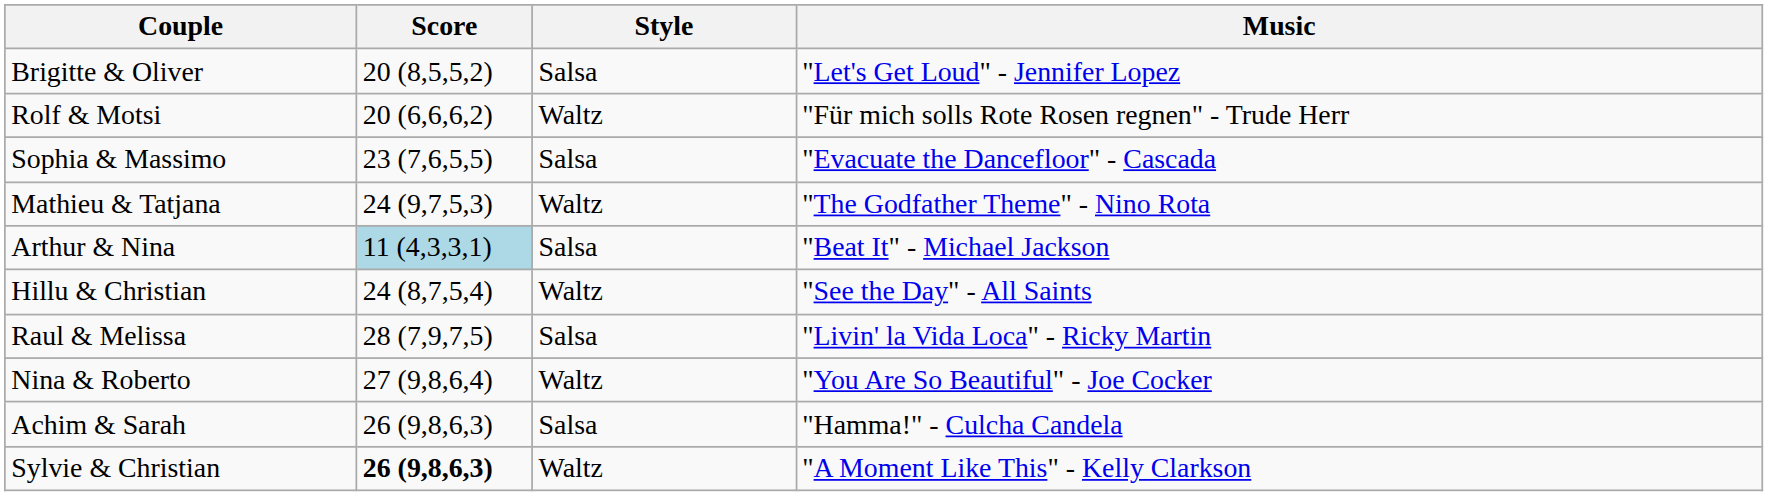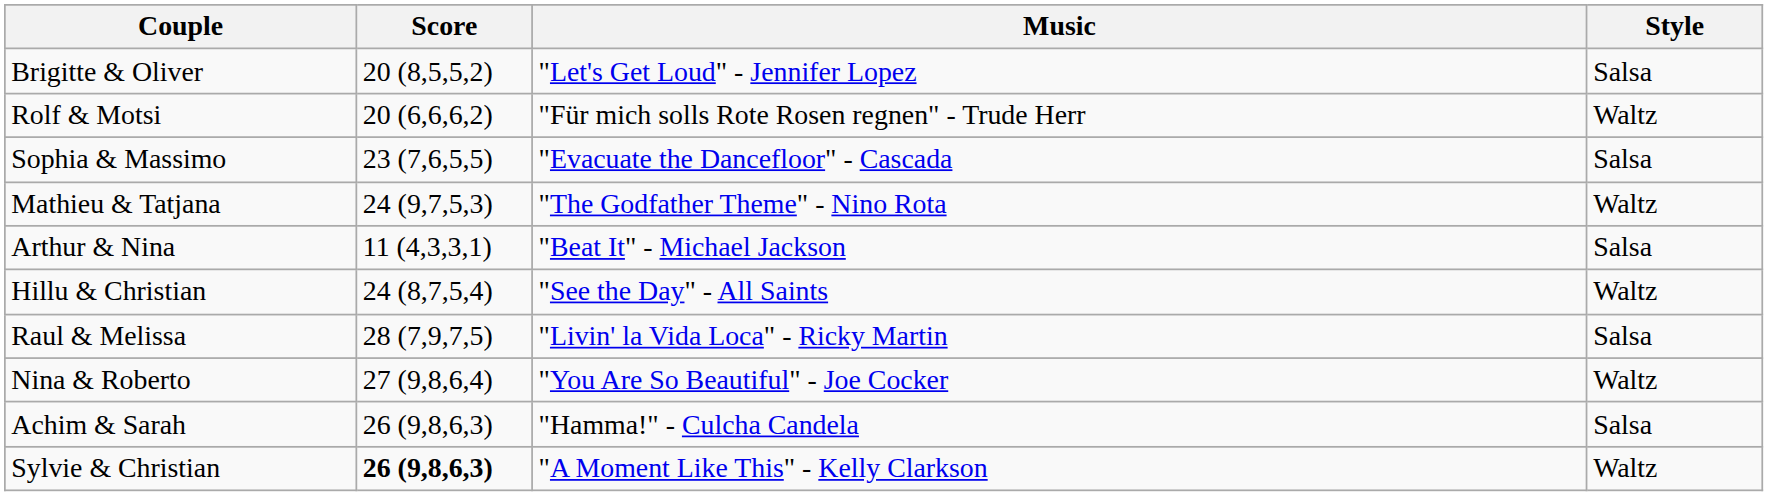columns swapped: (664, 26) <-> (1279, 26)
(427, 247) lightblue background -> (427, 247) no background
